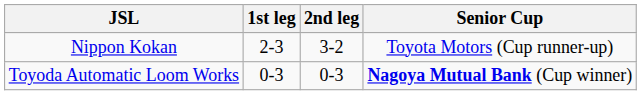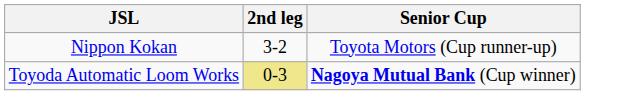- column: (271, 18)
(332, 75) no background -> (275, 75) khaki background
